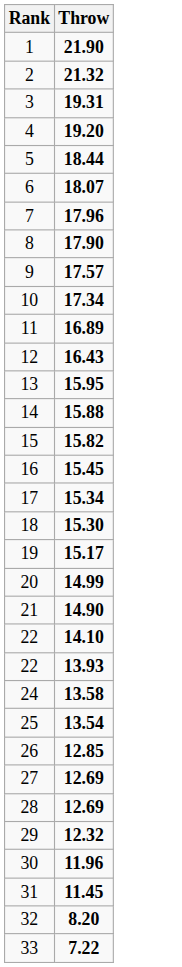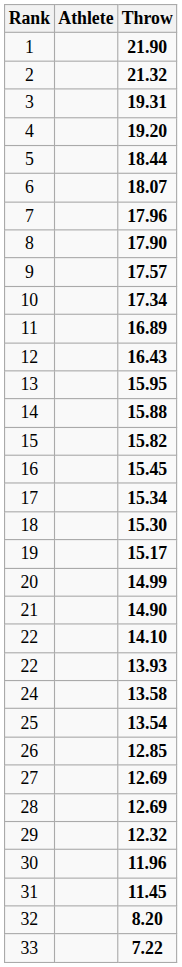+ column: (86, 18)
